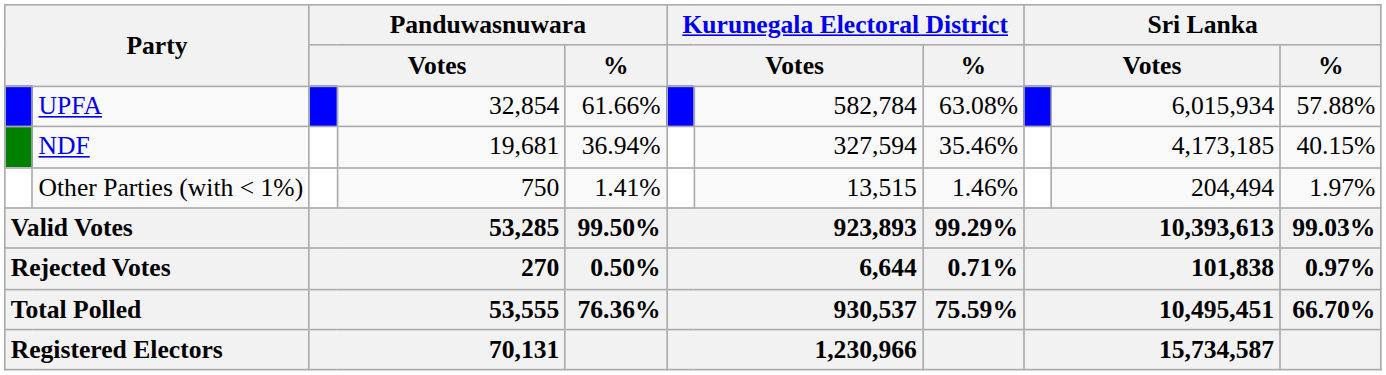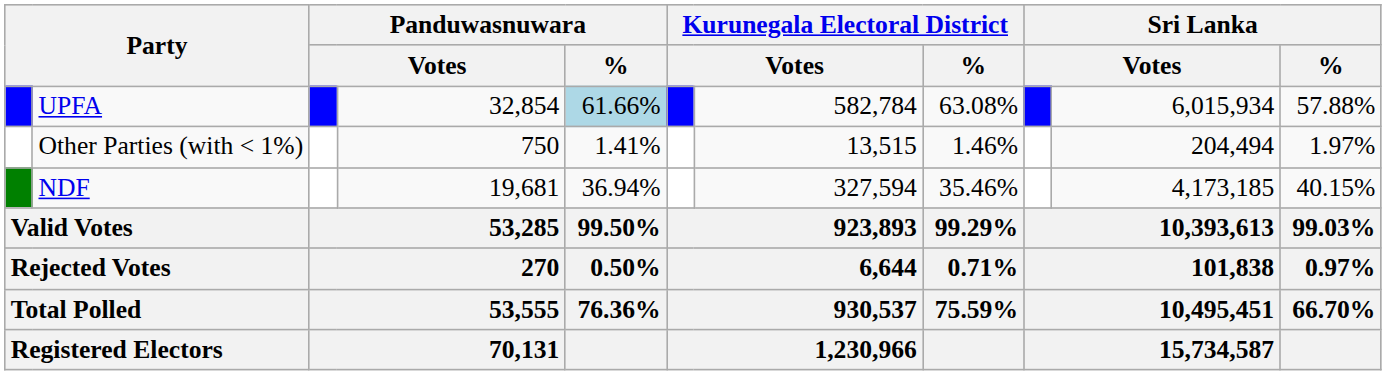(621, 106) no background -> (621, 106) lightblue background
rows swapped: (64, 146) <-> (171, 187)
